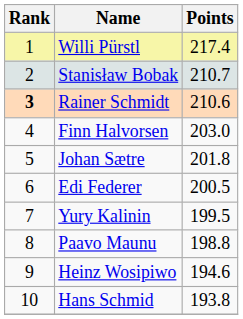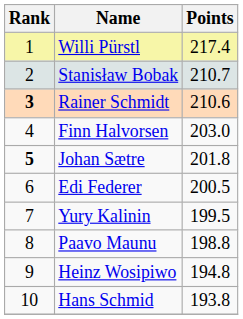(29, 159) normal -> (29, 159) bold
(210, 272) 194.6 -> (210, 272) 194.8
